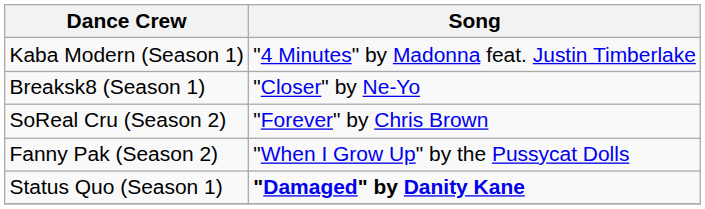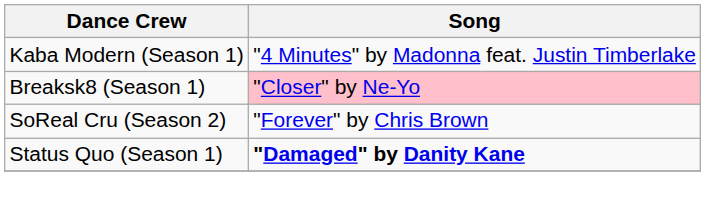(337, 87) no background -> (337, 87) pink background
- row: (114, 154)
